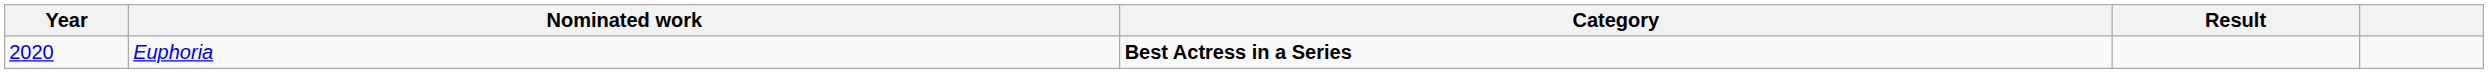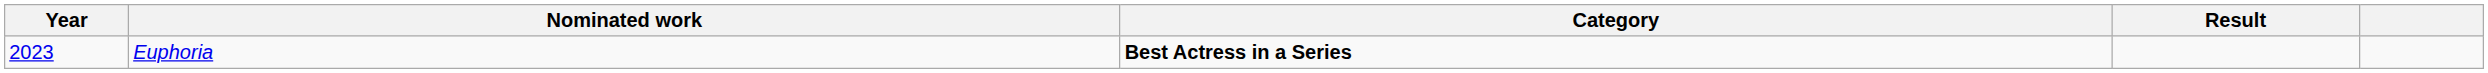(31, 52) 2020 -> (31, 52) 2023
